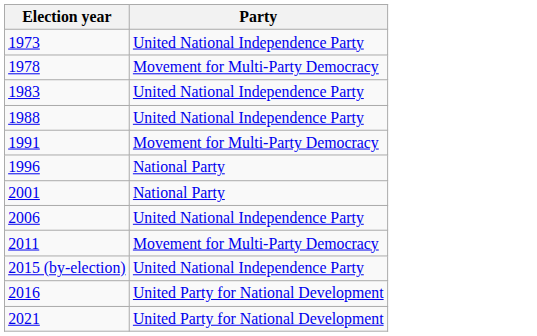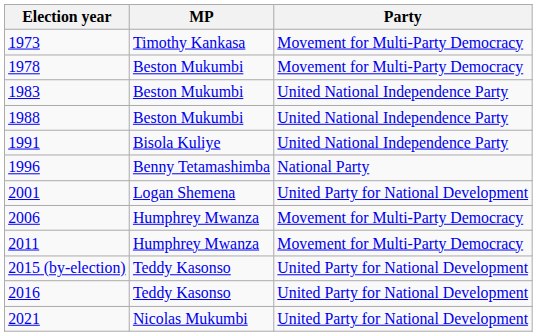+ column: (201, 17)
(248, 42) United National Independence Party -> (400, 42) Movement for Multi-Party Democracy
(256, 142) Movement for Multi-Party Democracy -> (393, 142) United National Independence Party
(179, 192) National Party -> (403, 192) United Party for National Development
(248, 218) United National Independence Party -> (400, 218) Movement for Multi-Party Democracy
(248, 268) United National Independence Party -> (403, 268) United Party for National Development
